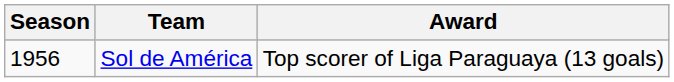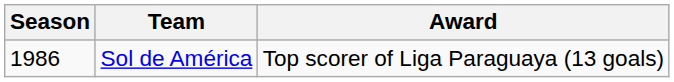(35, 58) 1956 -> (35, 58) 1986
